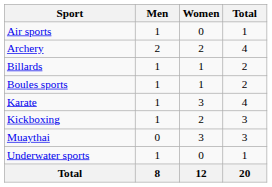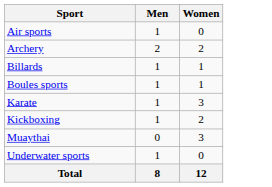- column: (245, 13)
